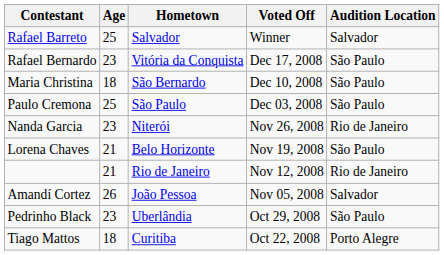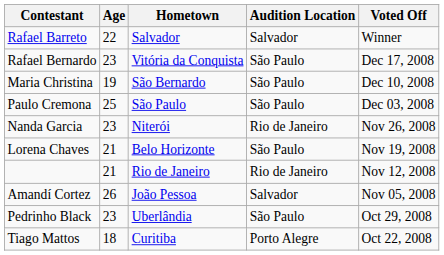columns swapped: (383, 15) <-> (287, 15)
(110, 38) 25 -> (110, 38) 22
(110, 82) 18 -> (110, 82) 19
